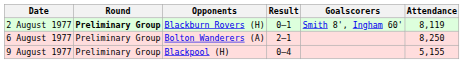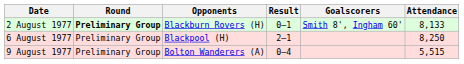(432, 25) 8,119 -> (432, 25) 8,133
(215, 38) Bolton Wanderers (A) -> (197, 38) Blackpool (H)
(197, 52) Blackpool (H) -> (215, 52) Bolton Wanderers (A)
(432, 52) 5,155 -> (432, 52) 5,515
